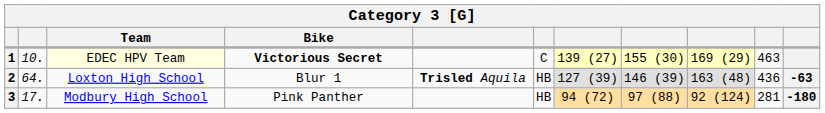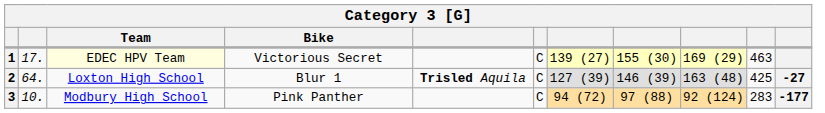(33, 58) 10. -> (33, 58) 17.
(319, 58) bold -> (319, 58) normal
(544, 78) HB -> (540, 78) C
(769, 78) 436 -> (761, 78) 425
(801, 78) -63 -> (794, 78) -27
(33, 98) 17. -> (33, 98) 10.
(544, 98) HB -> (540, 98) C
(769, 98) 281 -> (761, 98) 283
(801, 98) -180 -> (794, 98) -177
